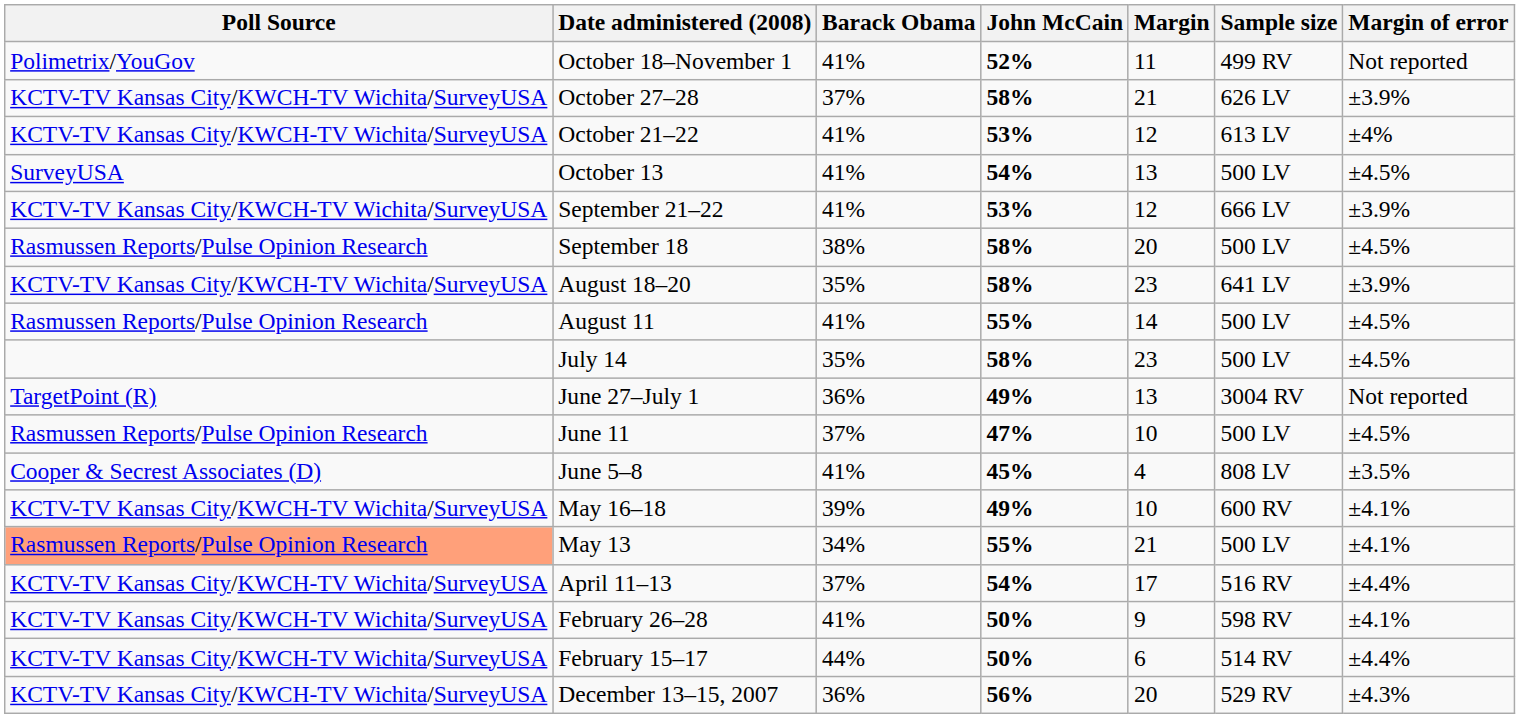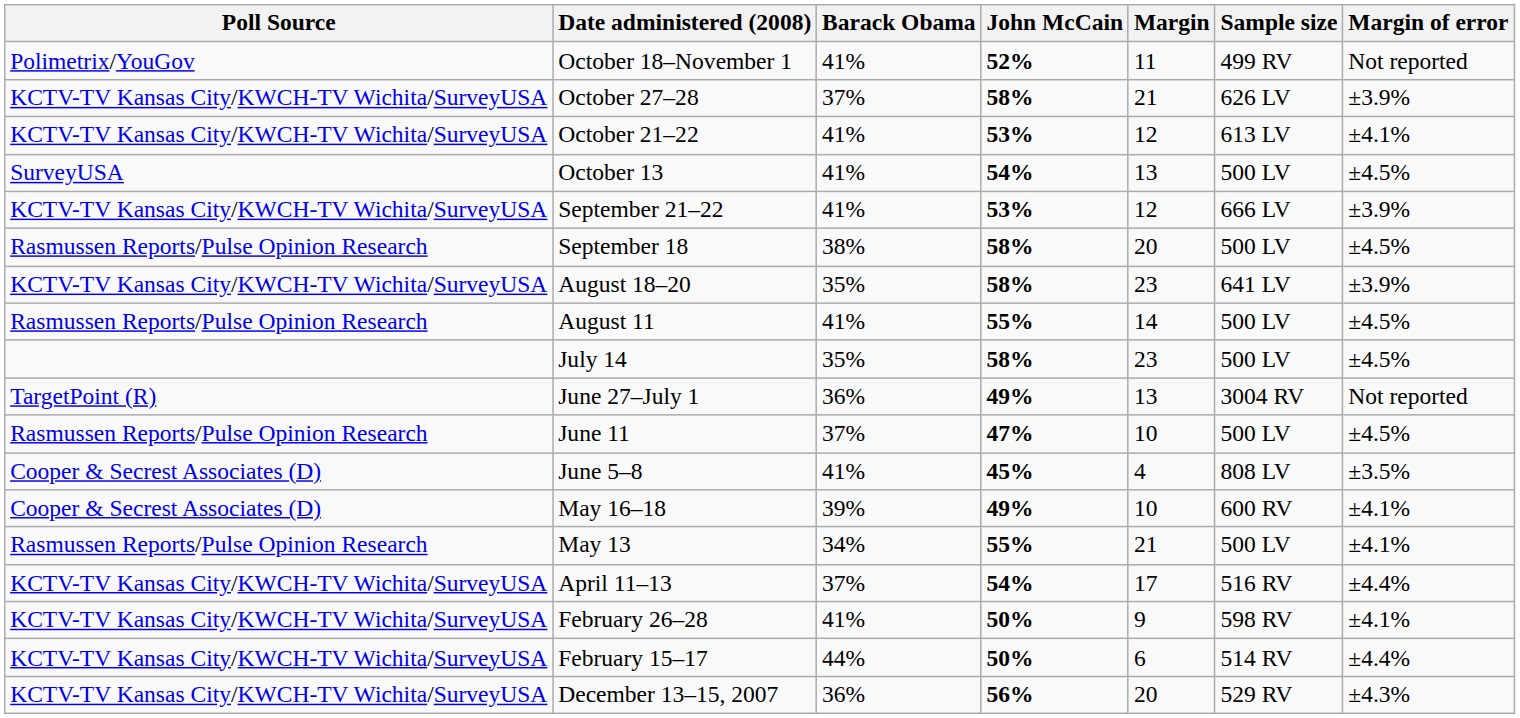(1370, 135) ±4% -> (1379, 135) ±4.1%
(279, 508) KCTV-TV Kansas City/KWCH-TV Wichita/SurveyUSA -> (166, 508) Cooper & Secrest Associates (D)
(219, 545) lightsalmon background -> (219, 545) no background
